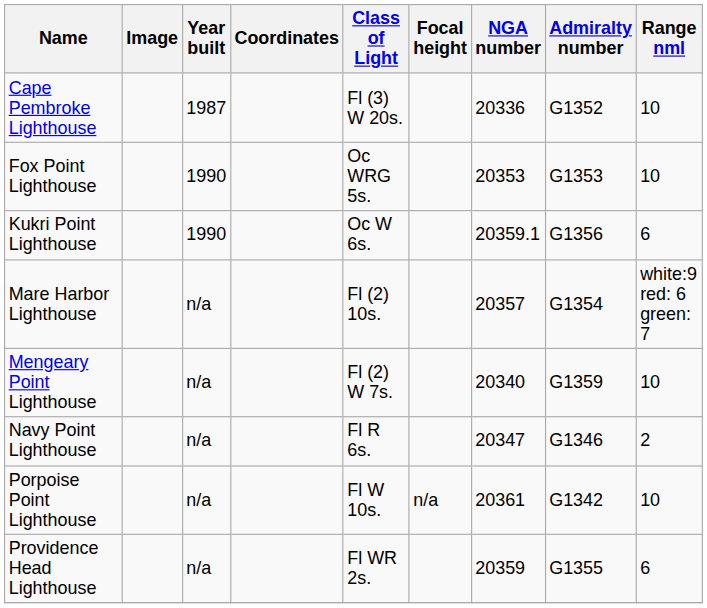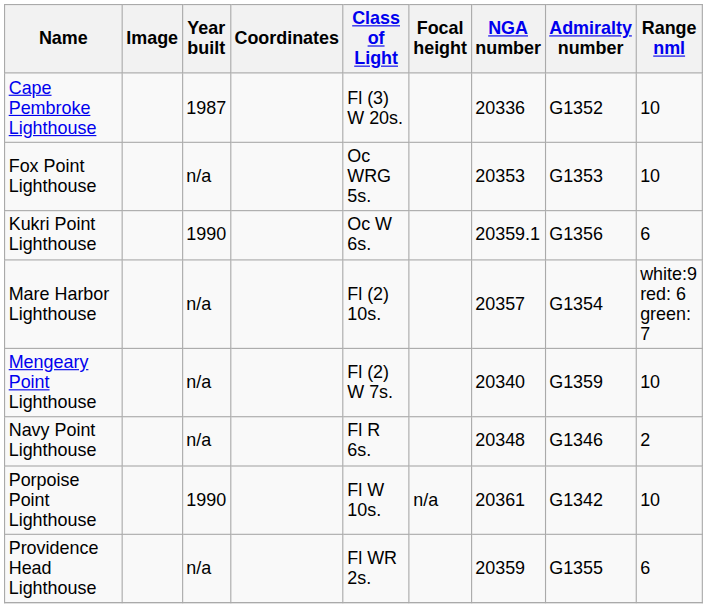(206, 176) 1990 -> (199, 176) n/a
(500, 441) 20347 -> (500, 441) 20348
(199, 499) n/a -> (206, 499) 1990
